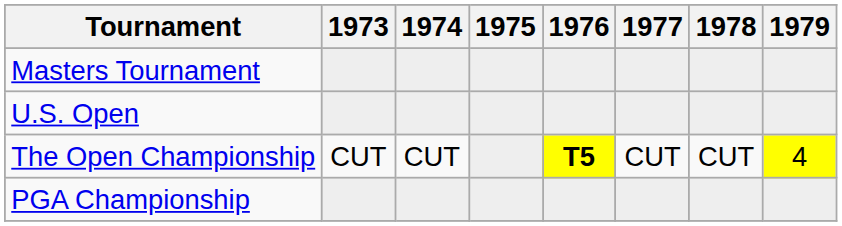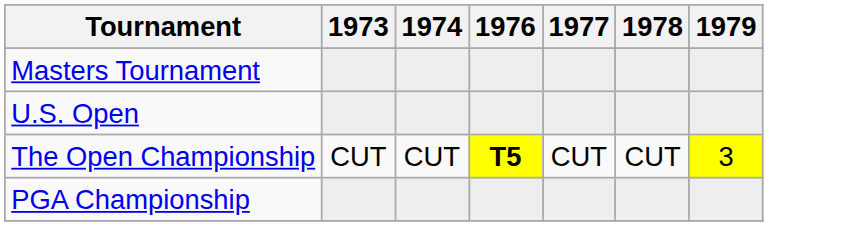- column: (505, 27)
(800, 157) 4 -> (726, 157) 3
